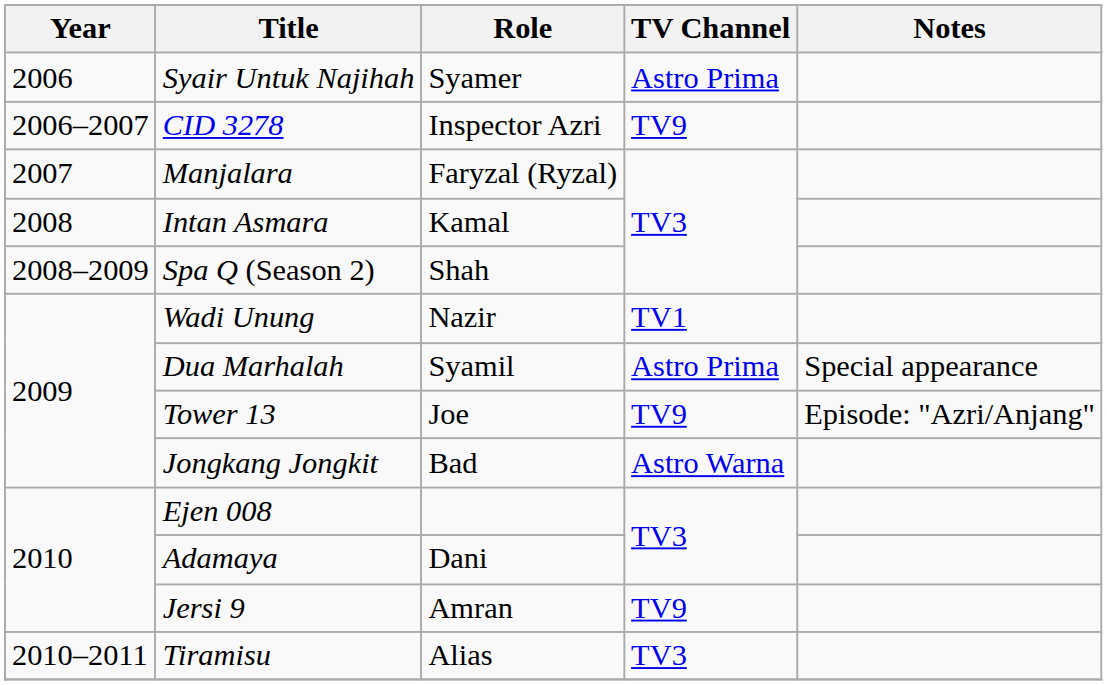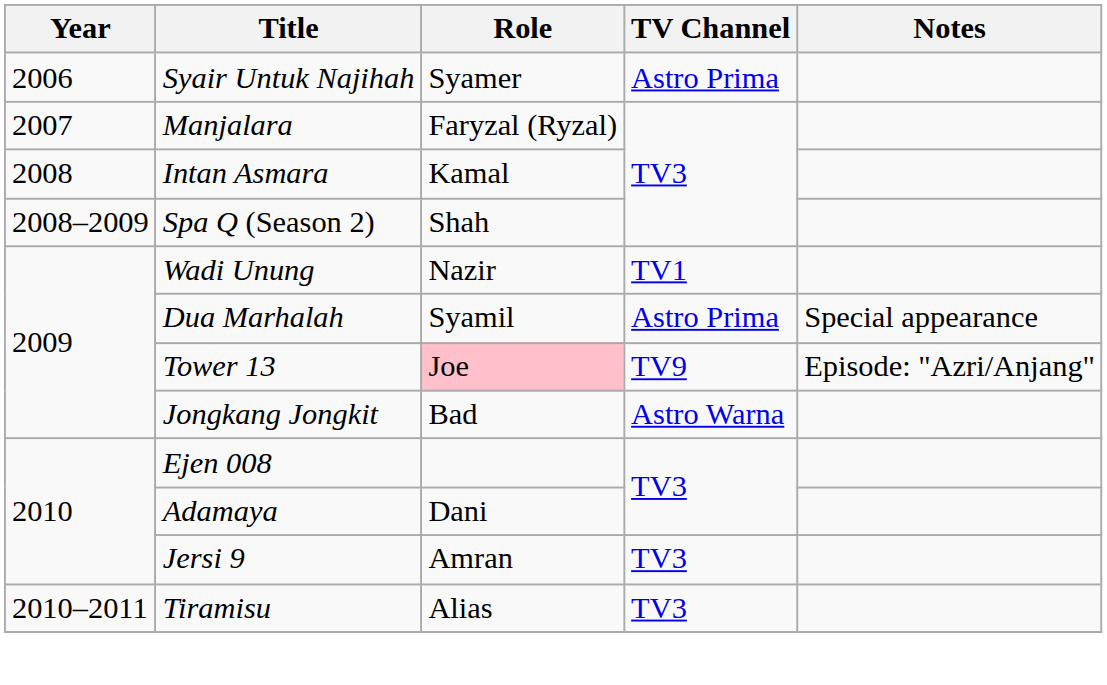- row: (223, 125)
(449, 414) no background -> (449, 366) pink background
(659, 607) TV9 -> (659, 558) TV3
